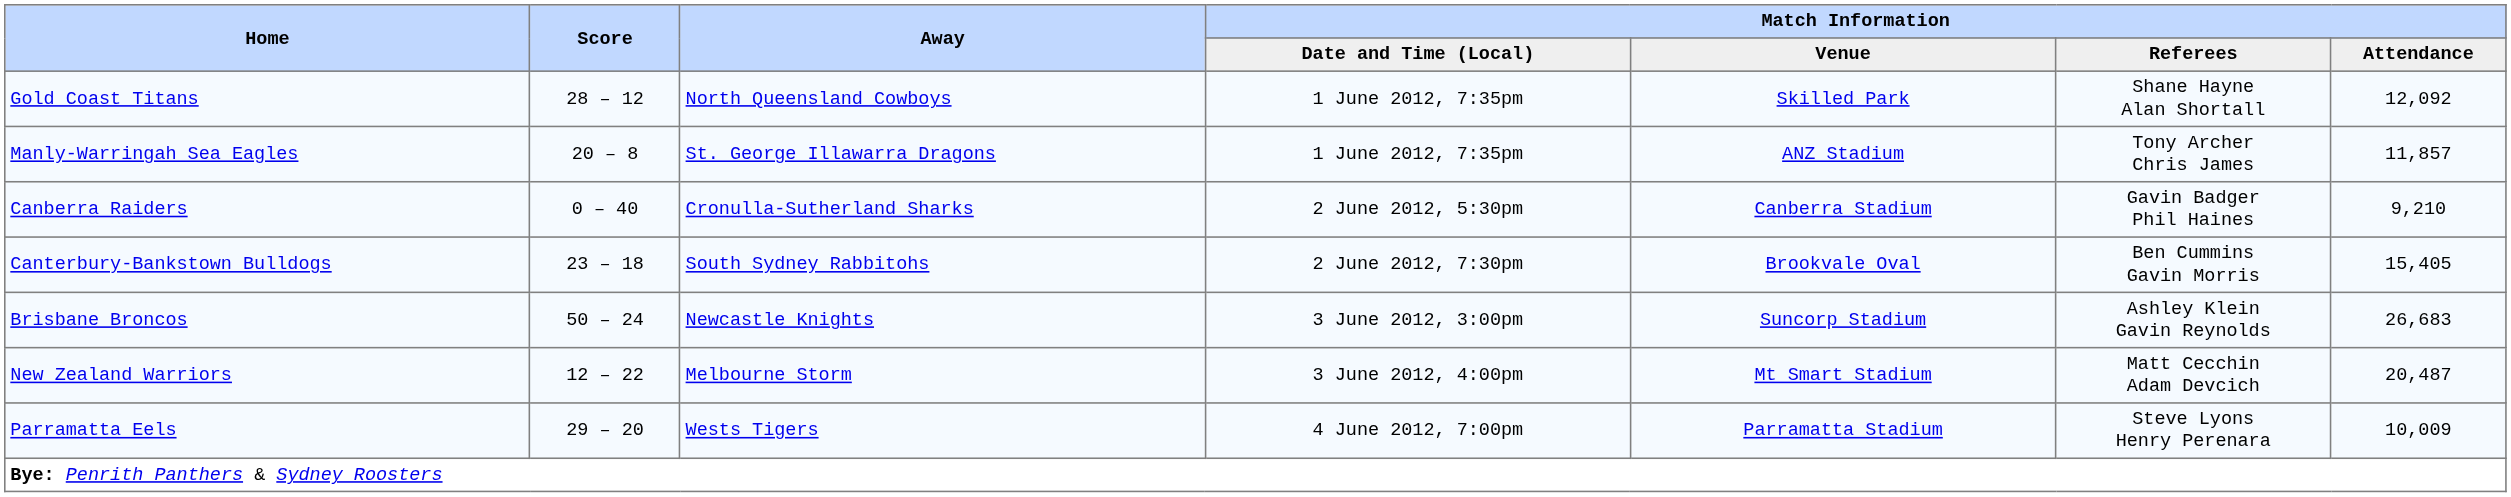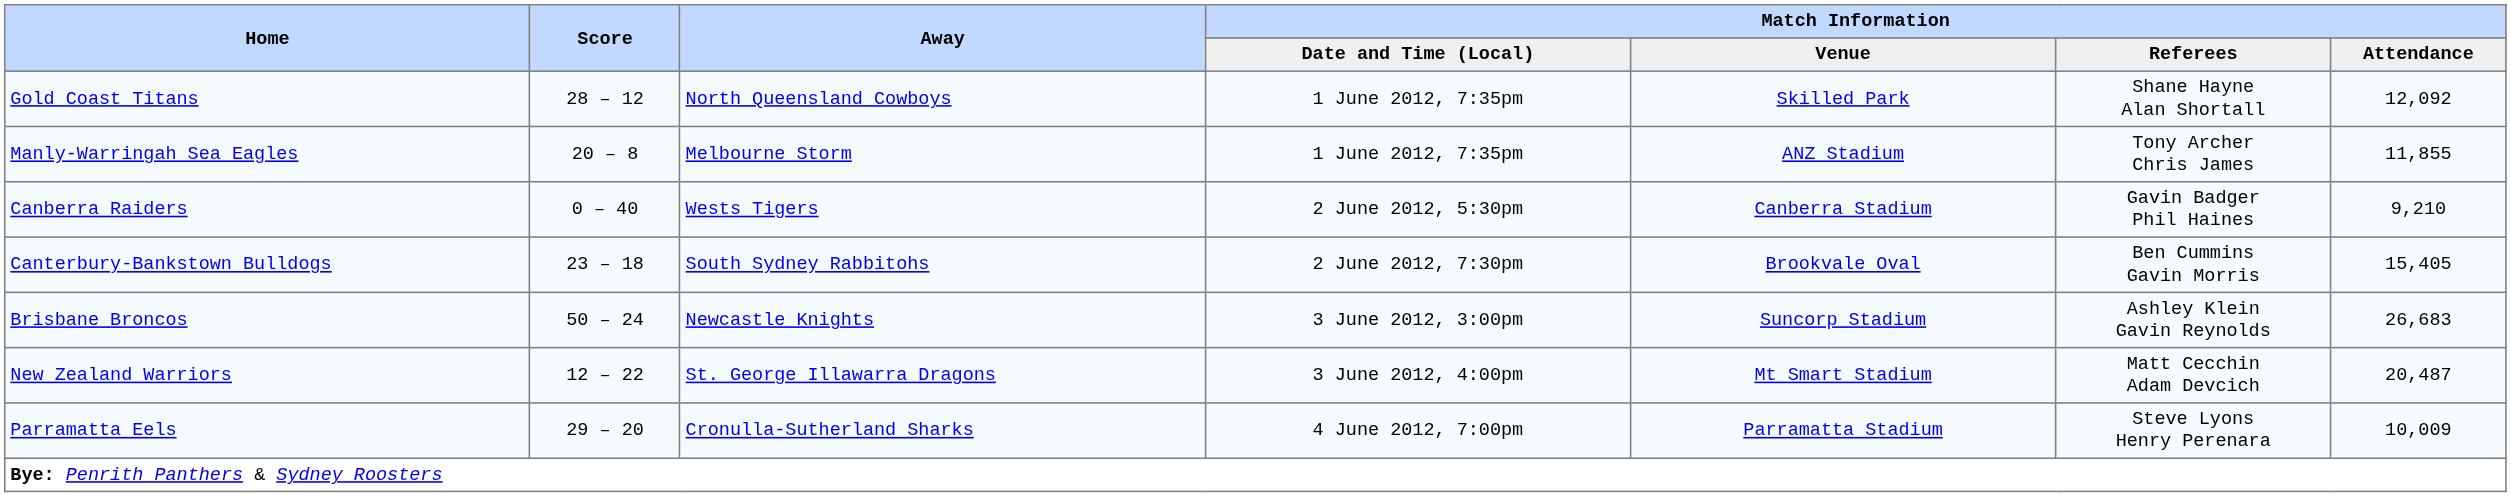(841, 154) St. George Illawarra Dragons -> (769, 154) Melbourne Storm
(2418, 154) 11,857 -> (2418, 154) 11,855
(830, 209) Cronulla-Sutherland Sharks -> (752, 209) Wests Tigers
(769, 375) Melbourne Storm -> (841, 375) St. George Illawarra Dragons
(752, 431) Wests Tigers -> (830, 431) Cronulla-Sutherland Sharks
